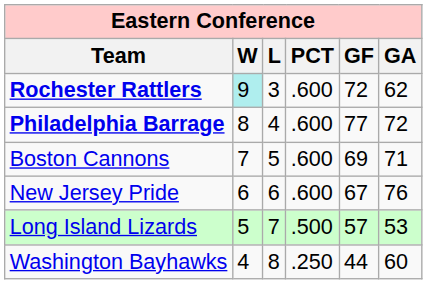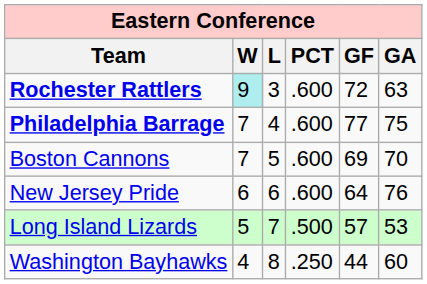(396, 90) 62 -> (396, 90) 63
(243, 124) 8 -> (243, 124) 7
(396, 124) 72 -> (396, 124) 75
(396, 158) 71 -> (396, 158) 70
(356, 192) 67 -> (356, 192) 64
